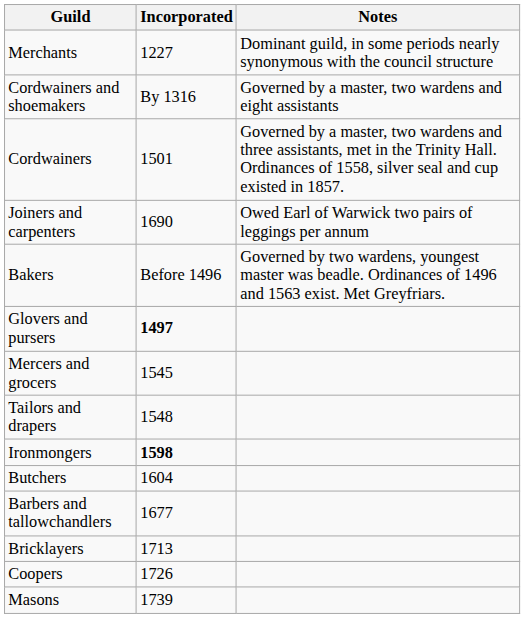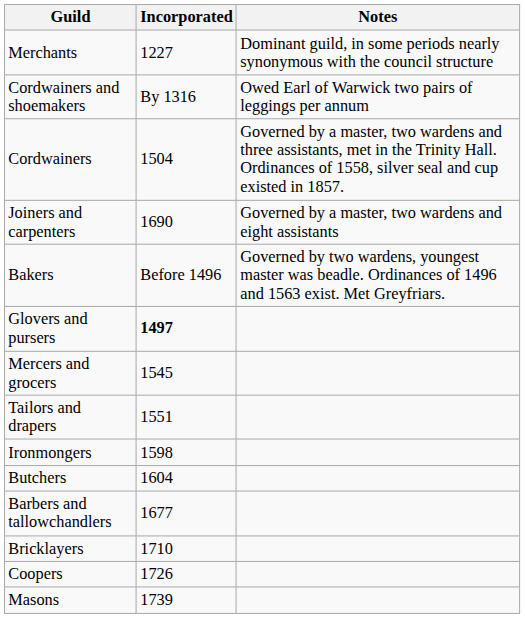(371, 96) Governed by a master, two wardens and eight assistants -> (356, 96) Owed Earl of Warwick two pairs of leggings per annum
(157, 159) 1501 -> (157, 159) 1504
(356, 221) Owed Earl of Warwick two pairs of leggings per annum -> (371, 221) Governed by a master, two wardens and eight assistants
(157, 417) 1548 -> (157, 417) 1551
(157, 452) bold -> (157, 452) normal
(157, 548) 1713 -> (157, 548) 1710
